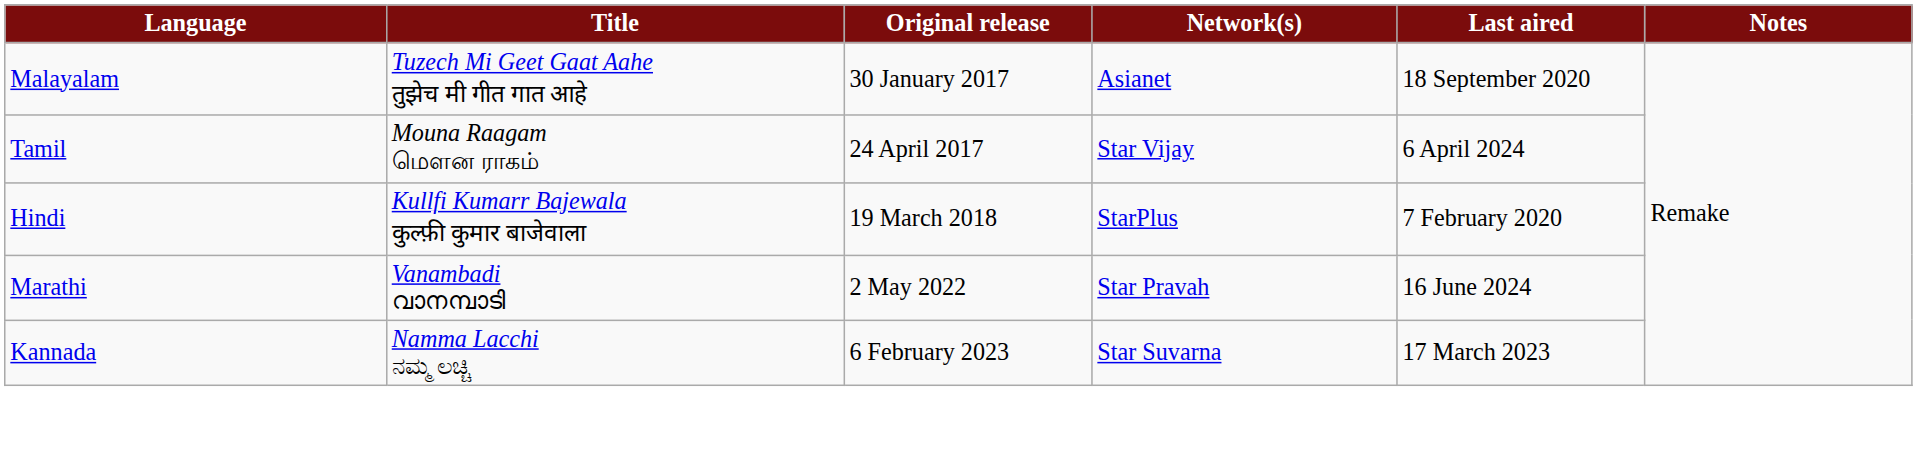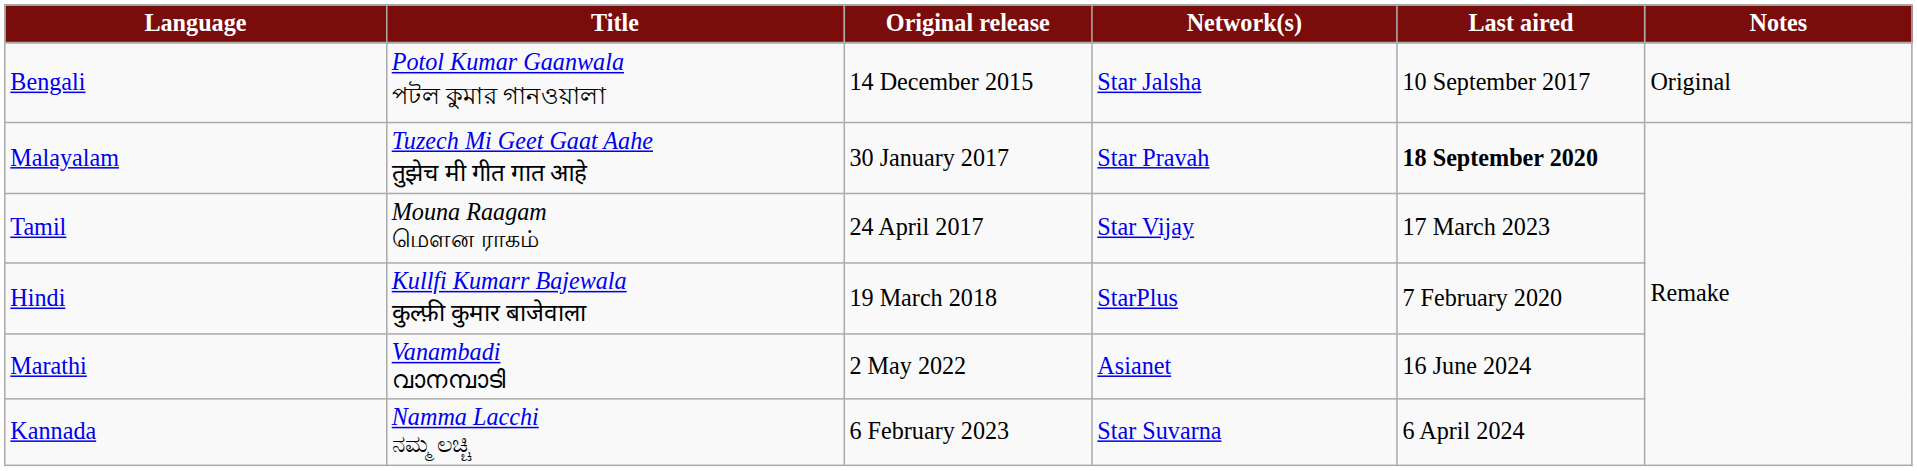+ row: (48, 82)
(1134, 78) Asianet -> (1153, 157) Star Pravah
(1496, 78) normal -> (1500, 157) bold
(1464, 148) 6 April 2024 -> (1476, 227) 17 March 2023
(1153, 287) Star Pravah -> (1134, 366) Asianet
(1476, 352) 17 March 2023 -> (1464, 431) 6 April 2024
